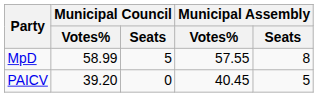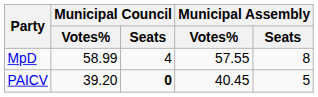(168, 59) 5 -> (168, 59) 4
(168, 80) normal -> (168, 80) bold
